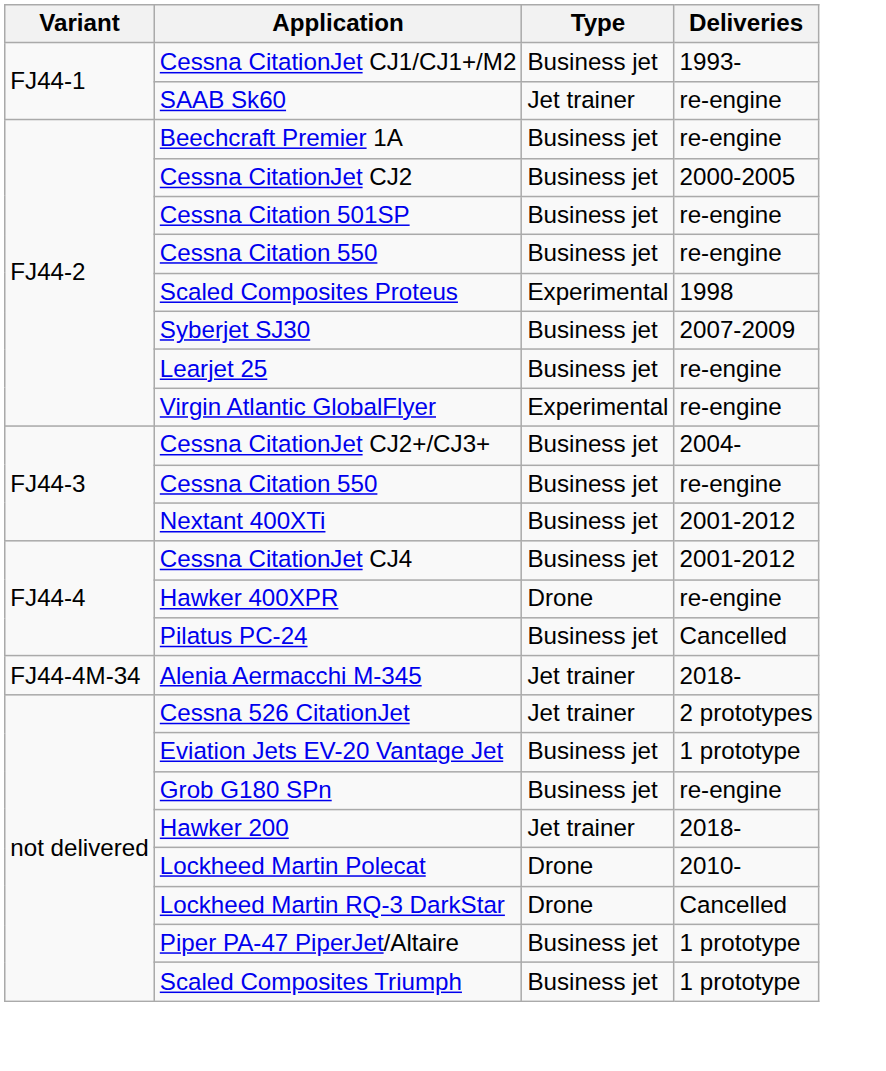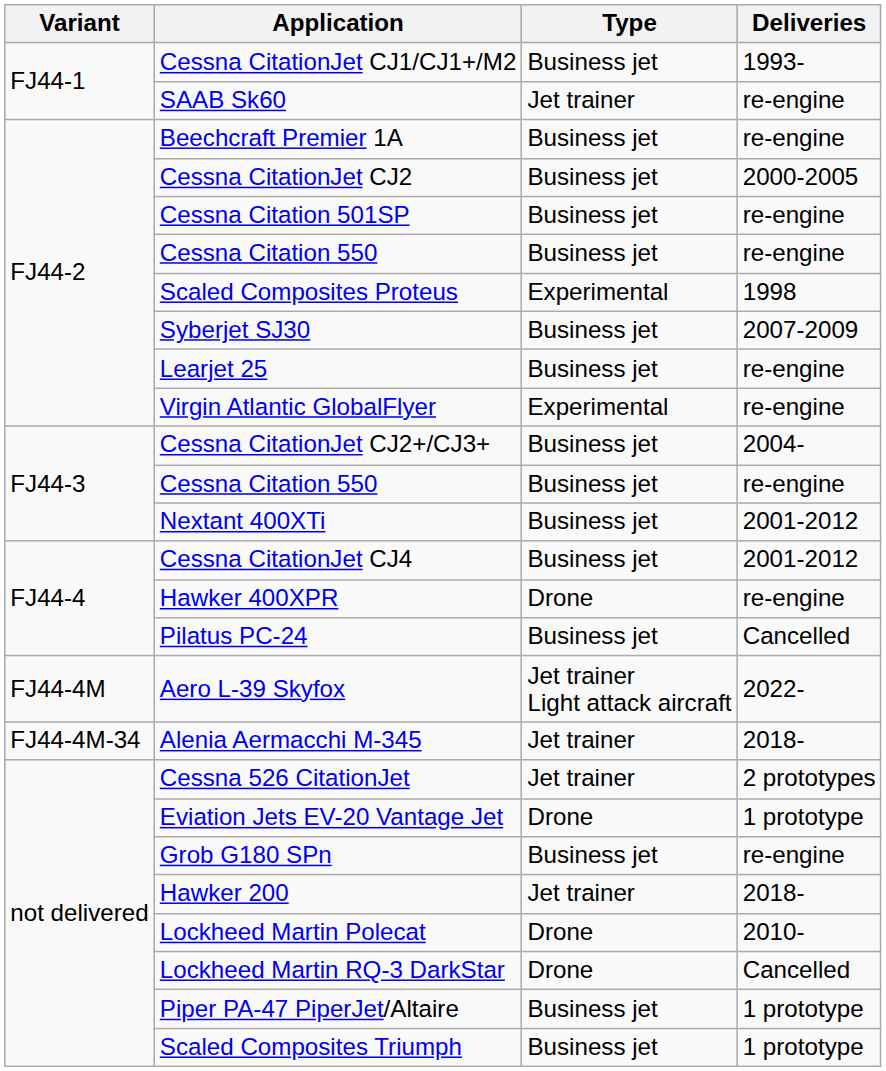+ row: (58, 688)
(593, 751) Business jet -> (560, 817) Drone
